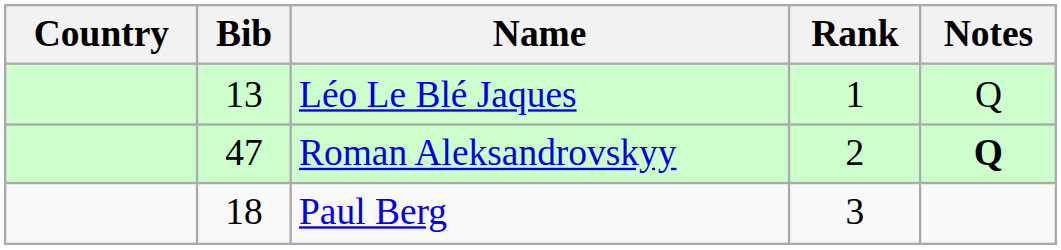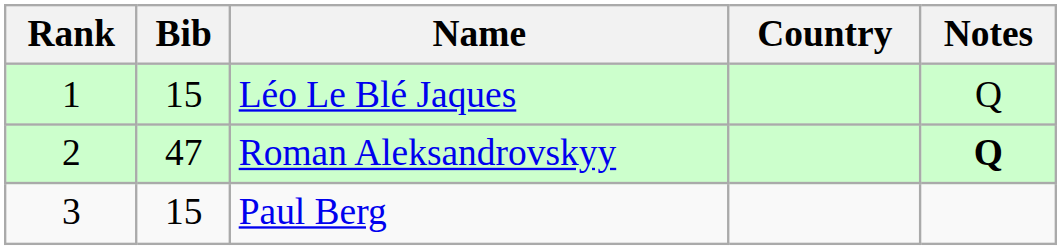columns swapped: (855, 34) <-> (101, 34)
(244, 93) 13 -> (184, 93) 15
(244, 212) 18 -> (184, 212) 15
